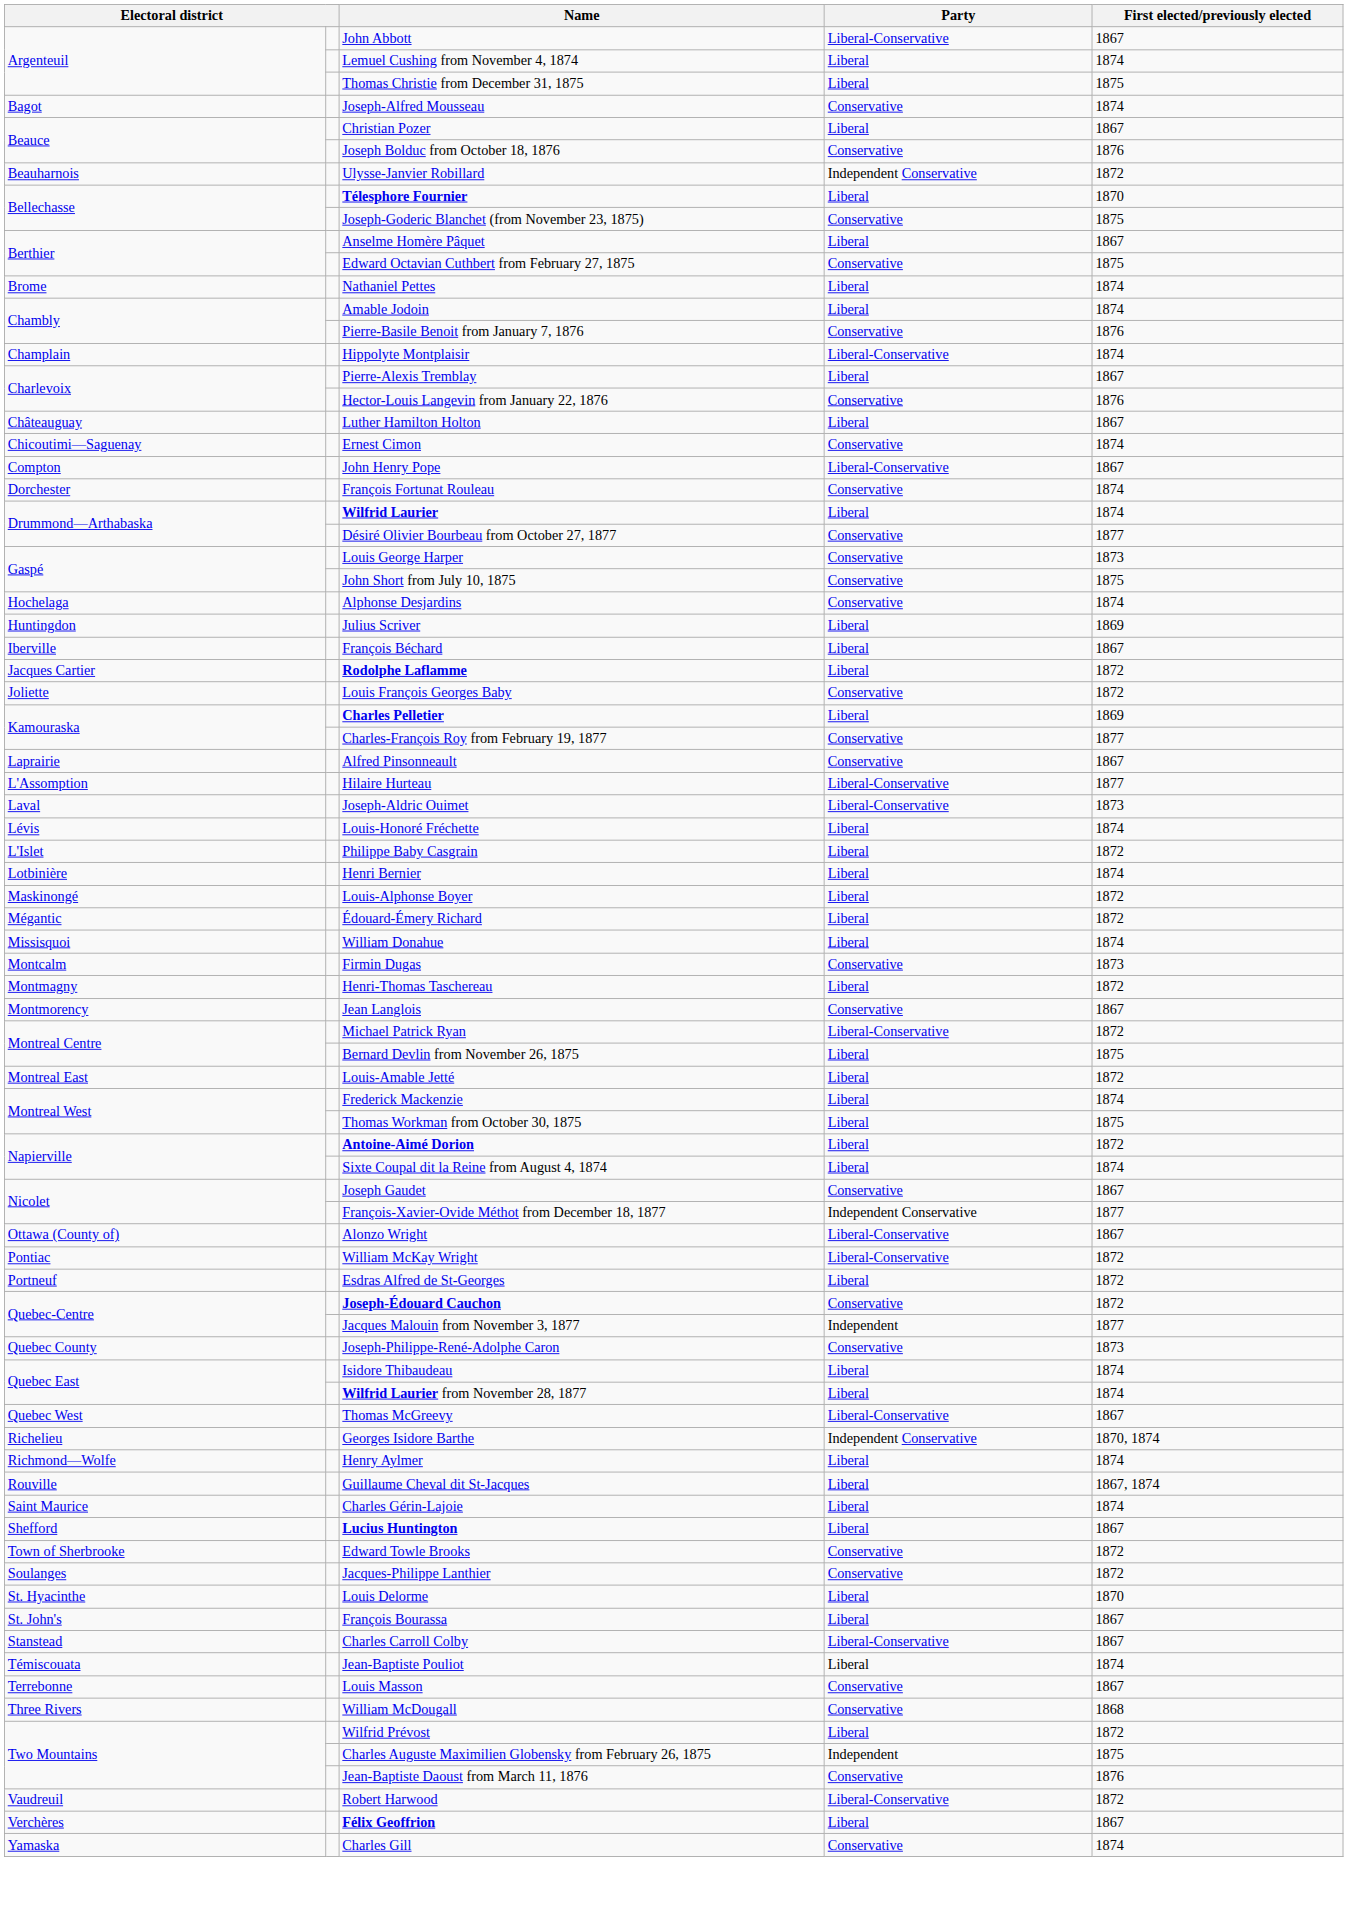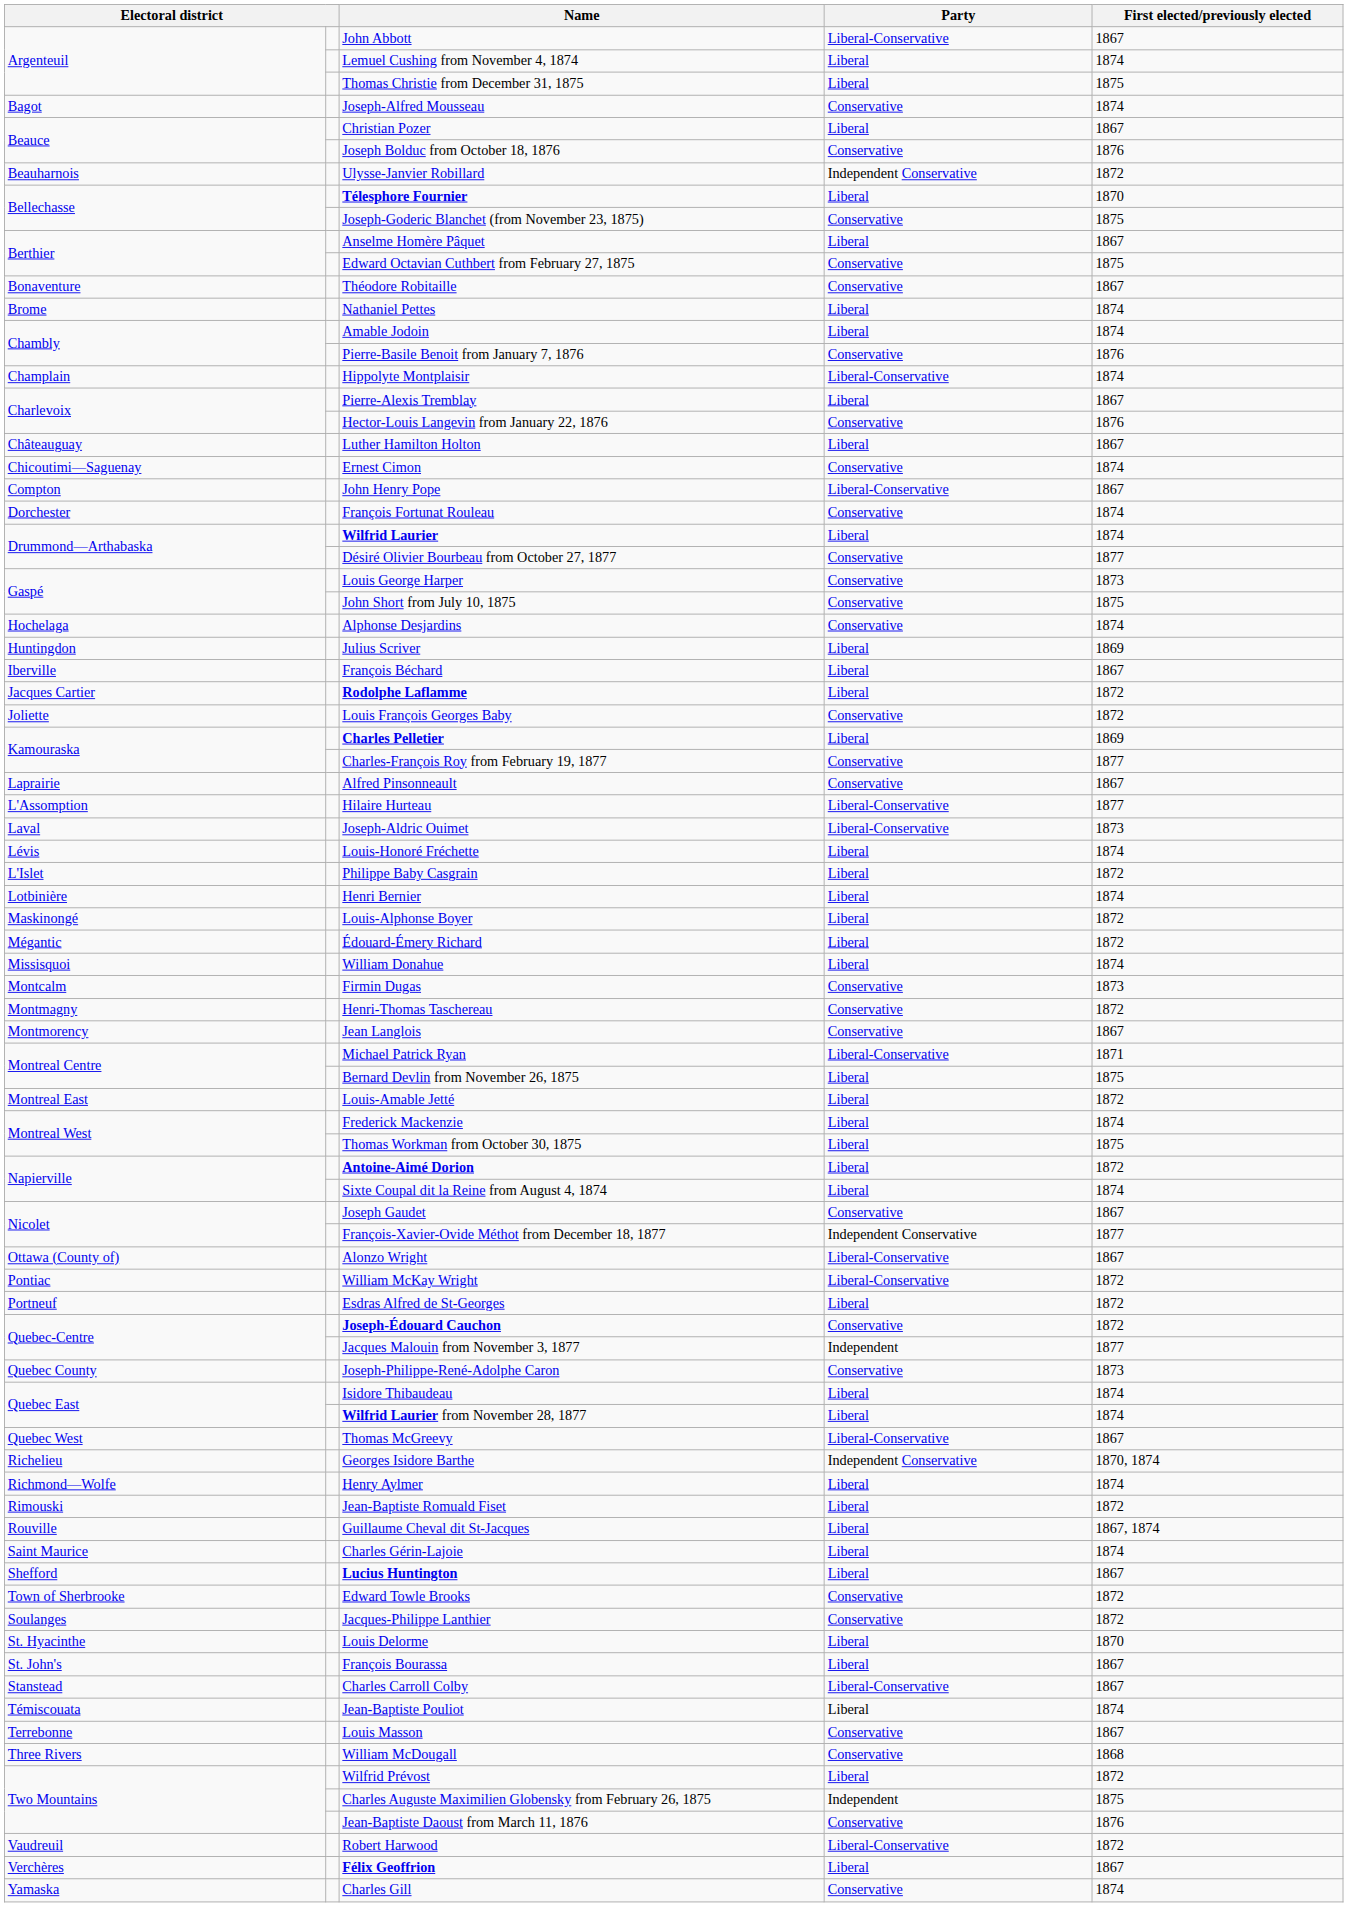+ row: (399, 286)
(848, 986) Liberal -> (865, 1009) Conservative
(1110, 1032) 1872 -> (1110, 1054) 1871
+ row: (424, 1506)
